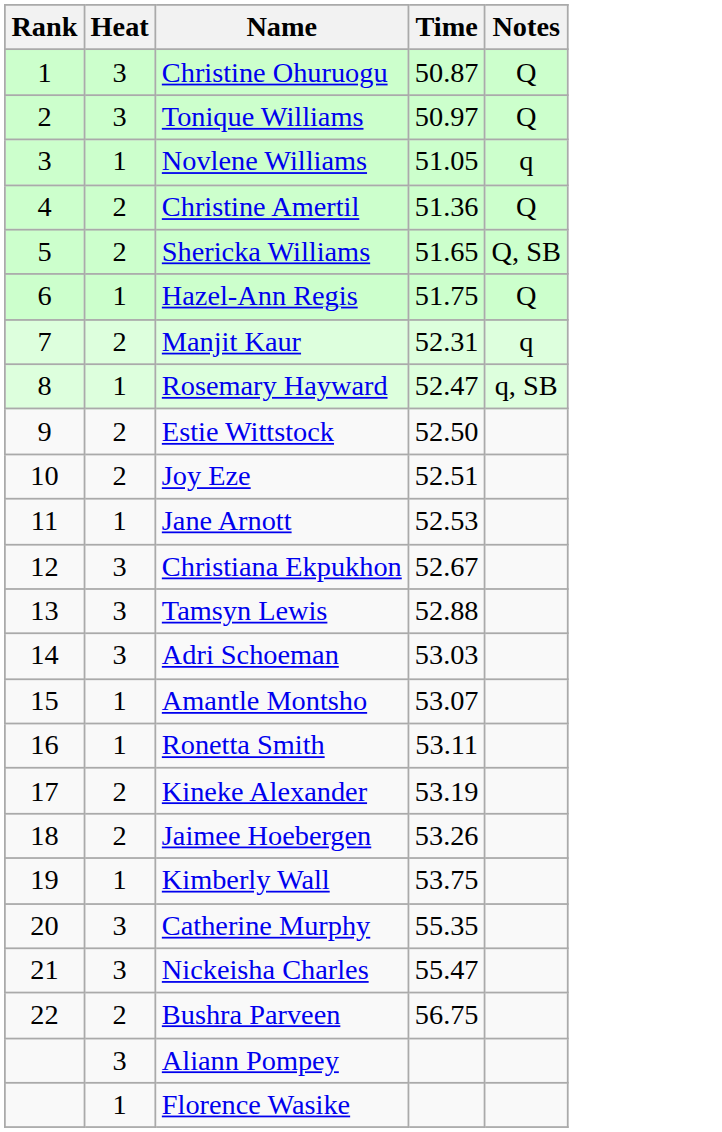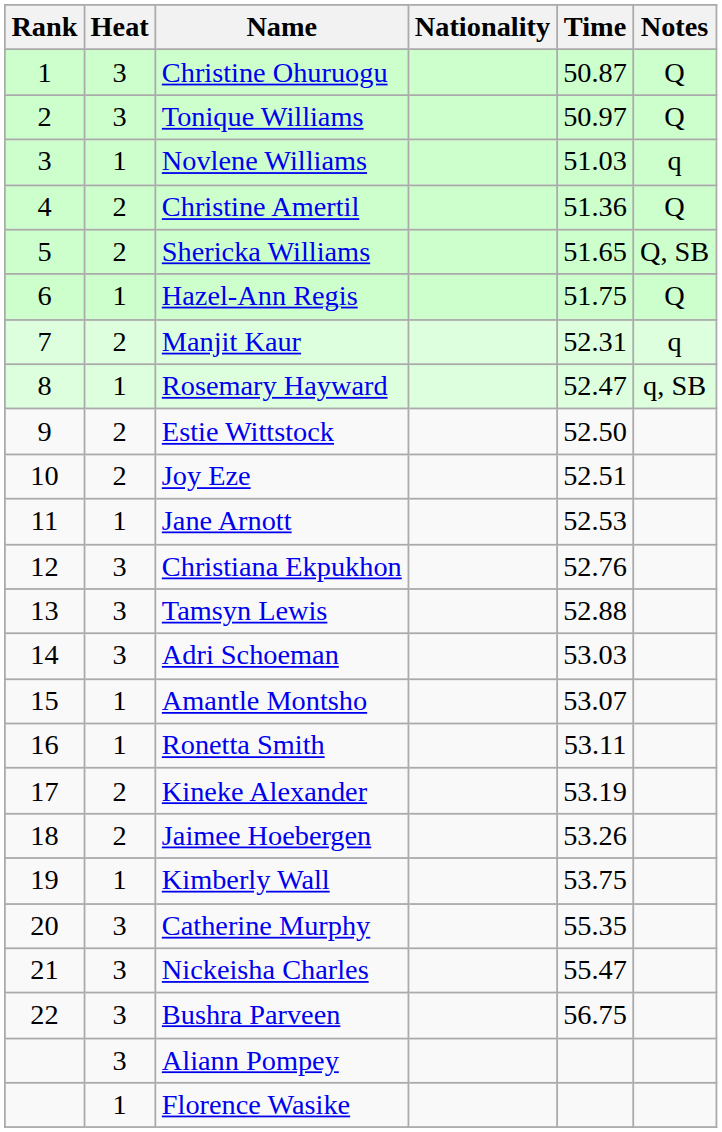+ column: (482, 26)
(447, 161) 51.05 -> (595, 161) 51.03
(447, 565) 52.67 -> (595, 565) 52.76
(120, 1015) 2 -> (120, 1015) 3
